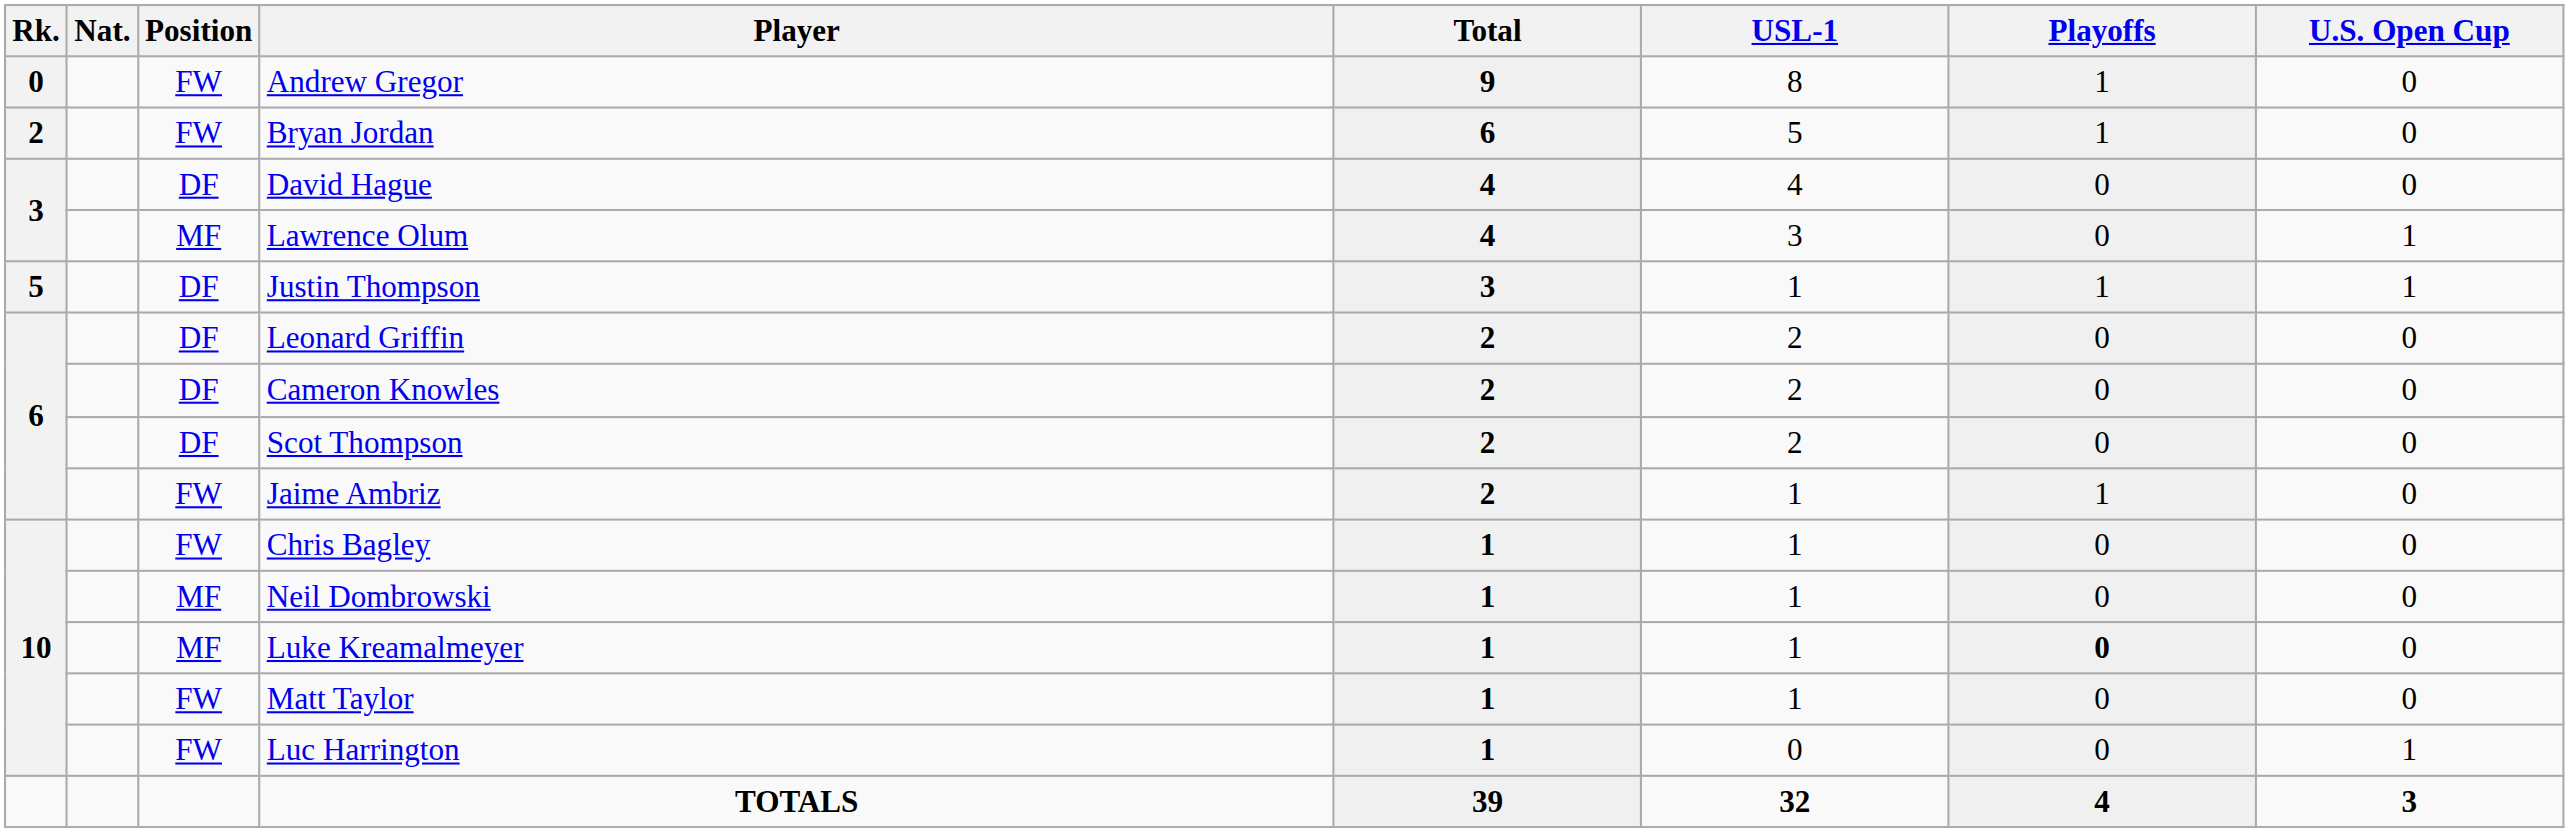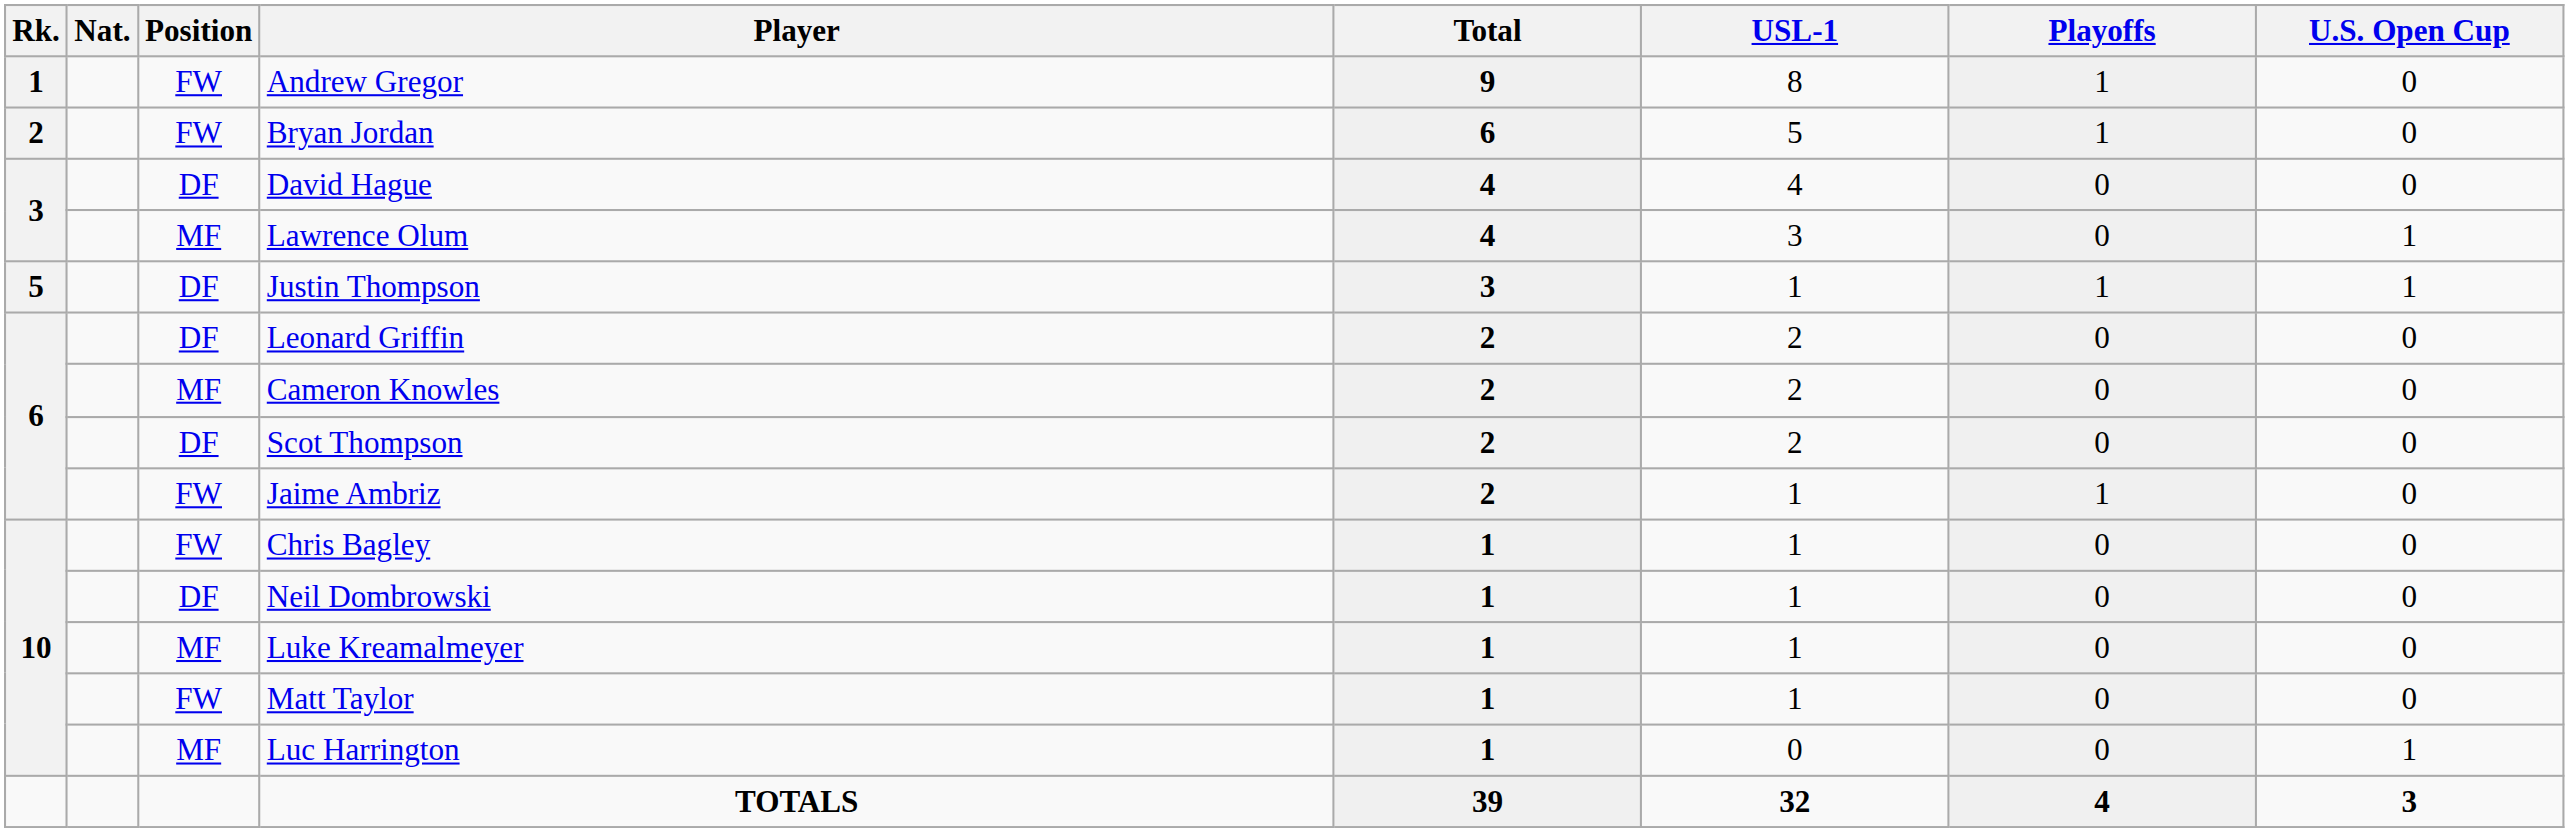(36, 81) 0 -> (36, 81) 1
(199, 390) DF -> (199, 390) MF
(199, 595) MF -> (199, 595) DF
(2102, 646) bold -> (2102, 646) normal
(199, 749) FW -> (199, 749) MF
